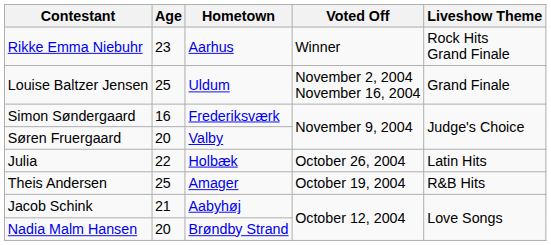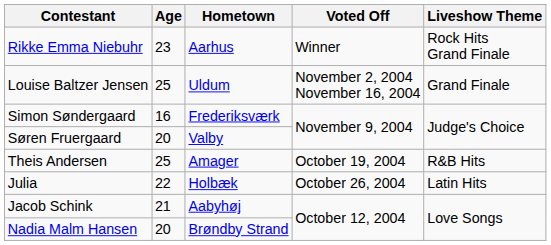rows swapped: (22, 161) <-> (57, 184)
